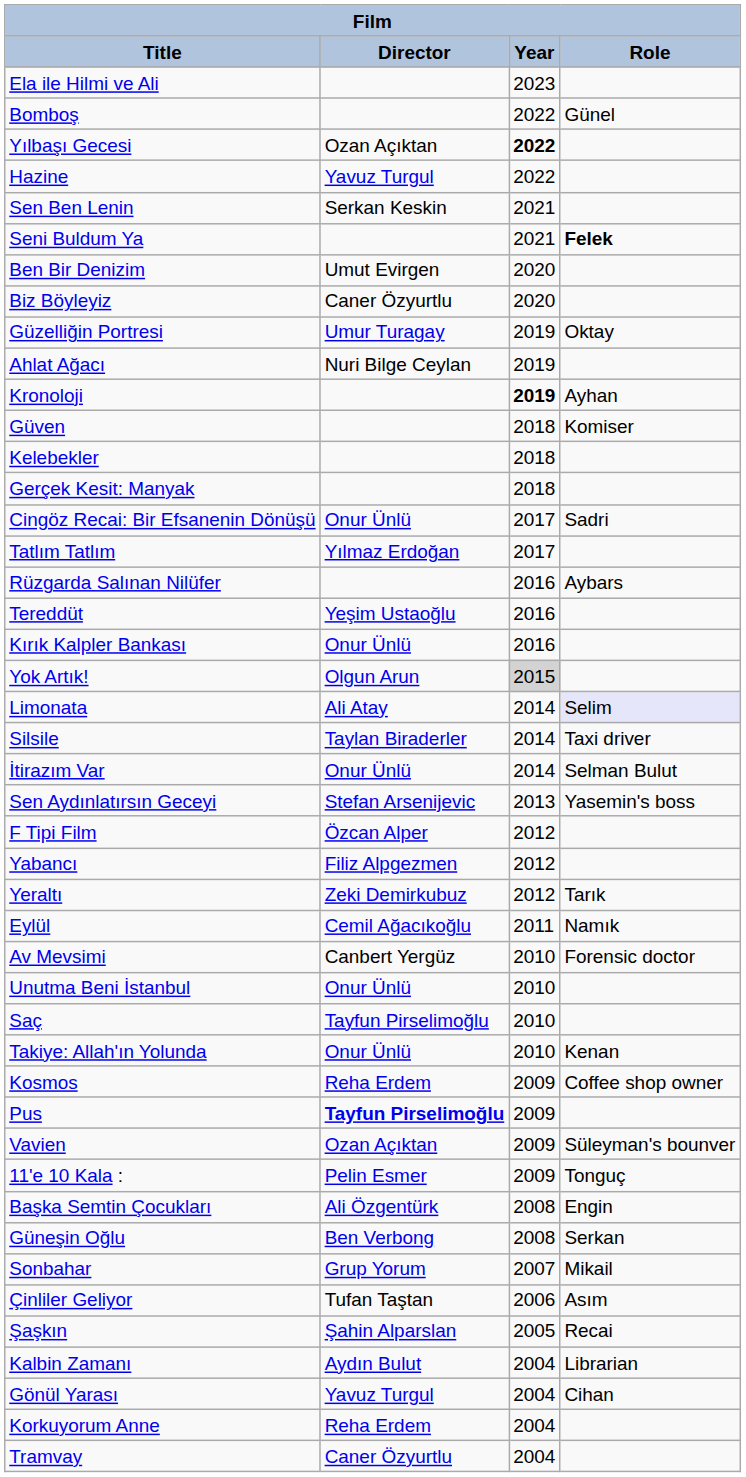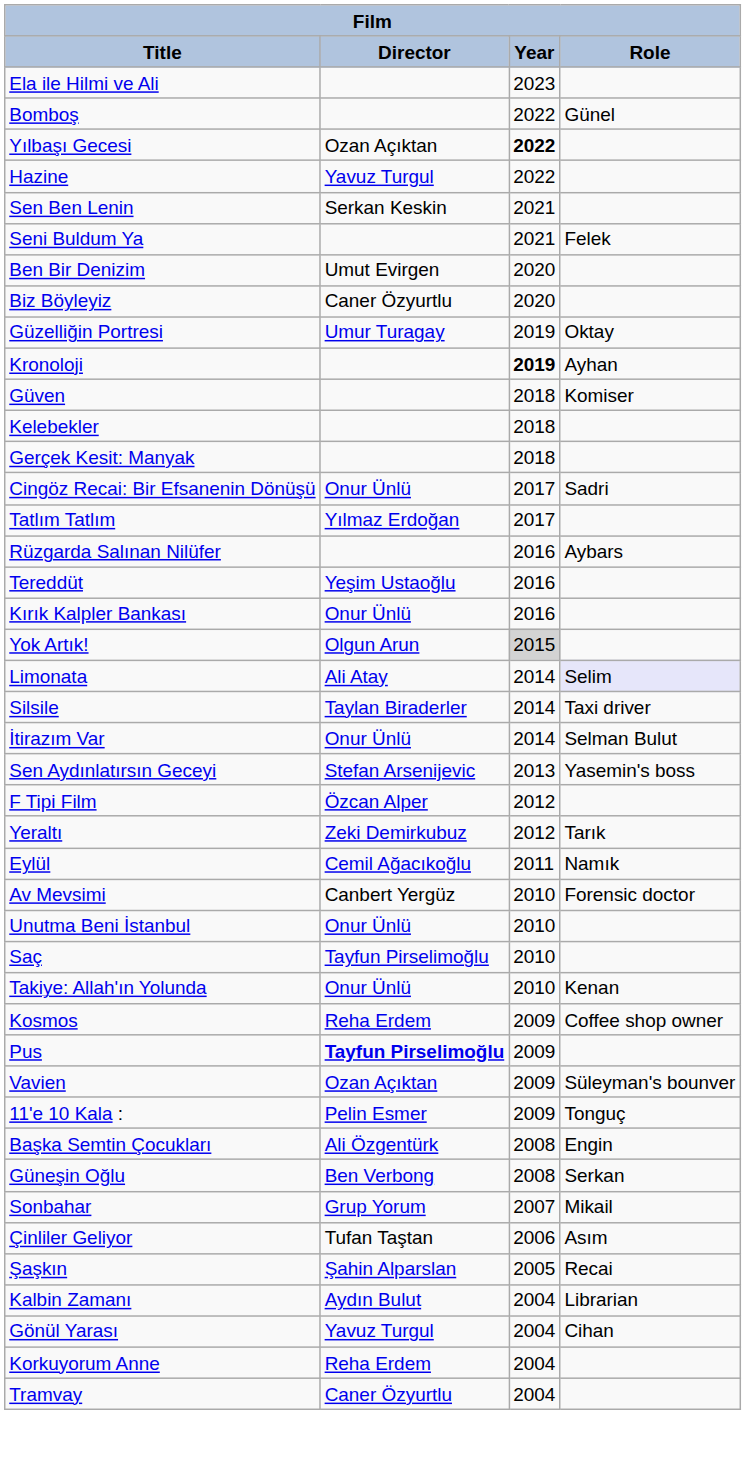(589, 239) bold -> (588, 239) normal
- row: (57, 364)
- row: (43, 863)
